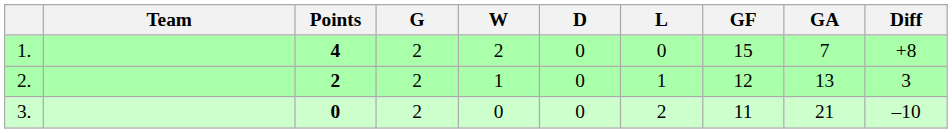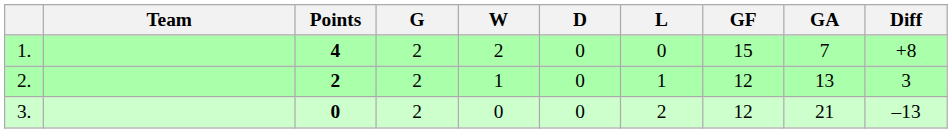(743, 111) 11 -> (743, 111) 12
(906, 111) –10 -> (906, 111) –13
